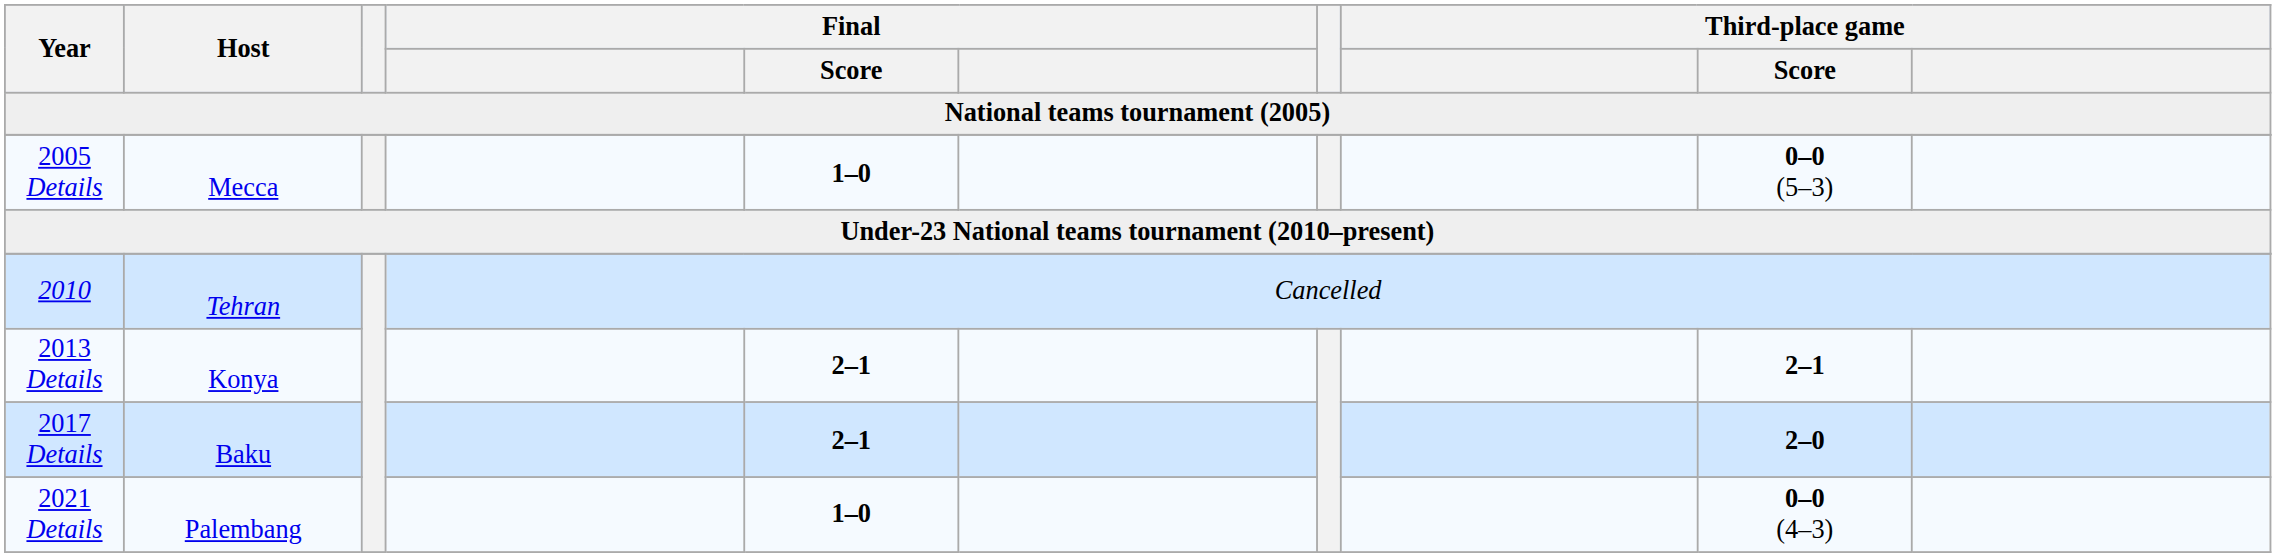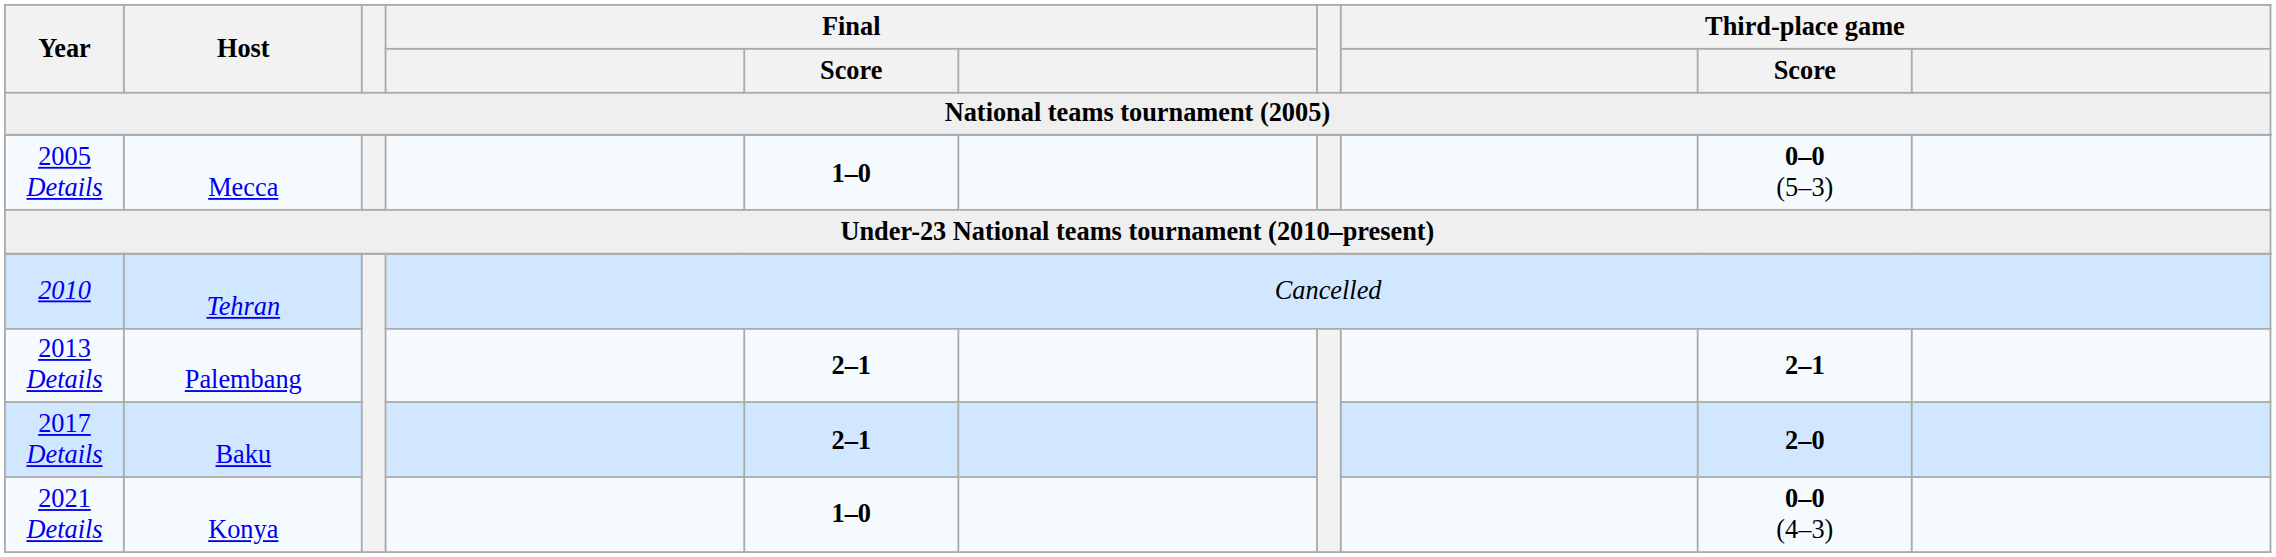(243, 380) Konya -> (243, 380) Palembang
(243, 529) Palembang -> (243, 529) Konya
